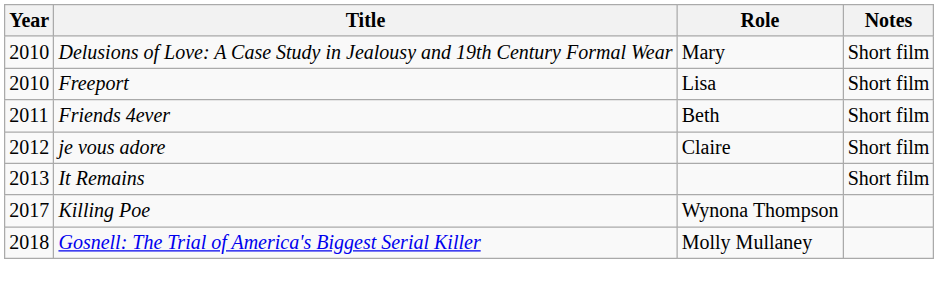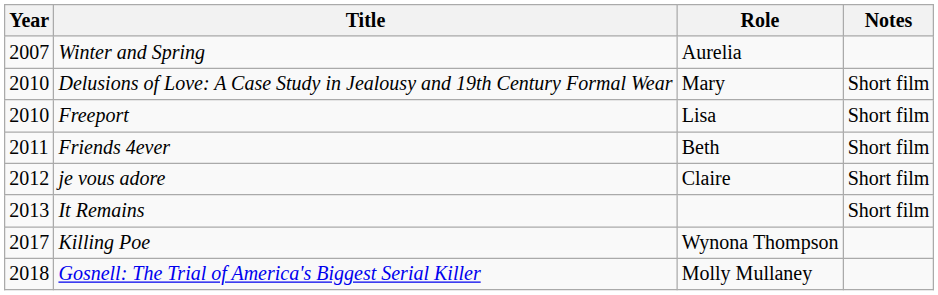+ row: (132, 52)
